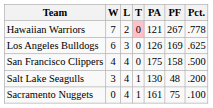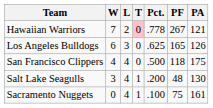columns swapped: (197, 12) <-> (154, 12)
(175, 45) 169 -> (177, 45) 165
(175, 62) 158 -> (177, 62) 118
